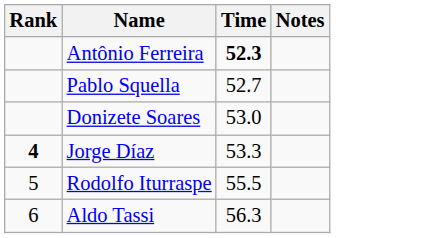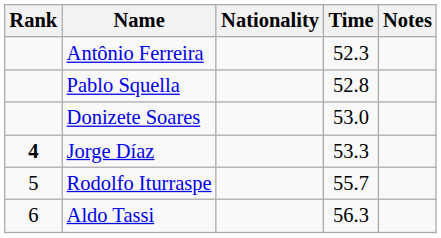+ column: (270, 20)
(244, 53) bold -> (351, 53) normal
(244, 85) 52.7 -> (351, 85) 52.8
(244, 183) 55.5 -> (351, 183) 55.7
